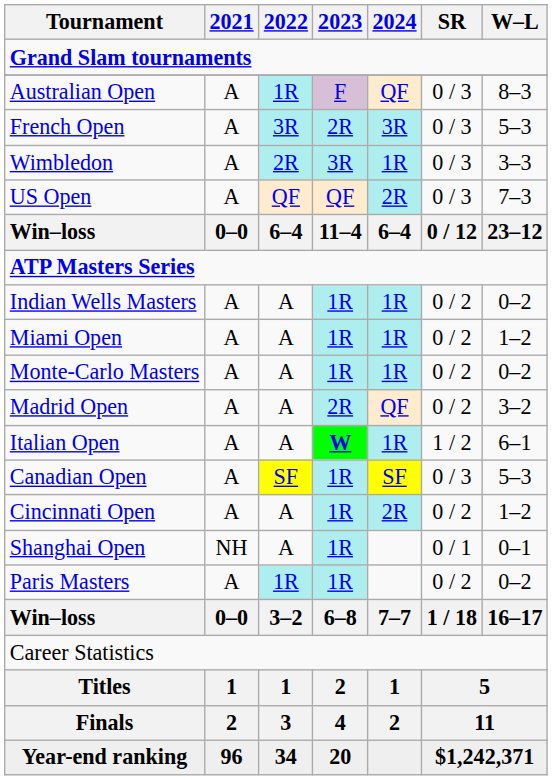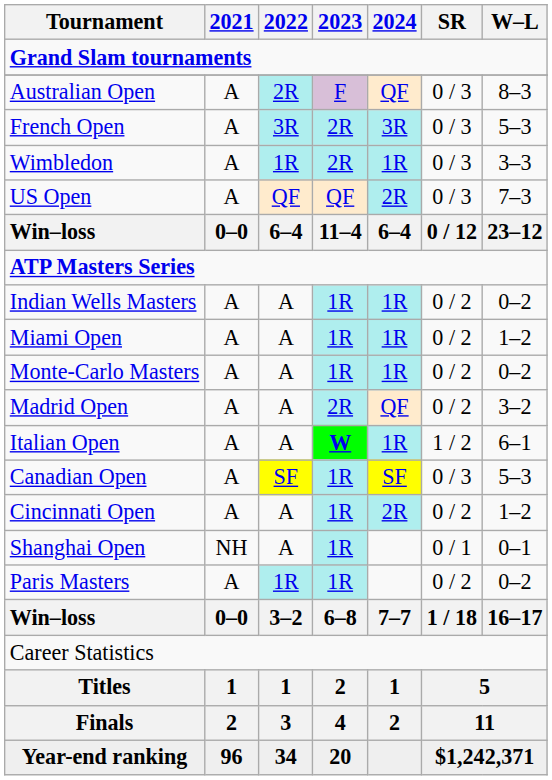(286, 92) 1R -> (286, 92) 2R
(286, 162) 2R -> (286, 162) 1R
(340, 162) 3R -> (340, 162) 2R
